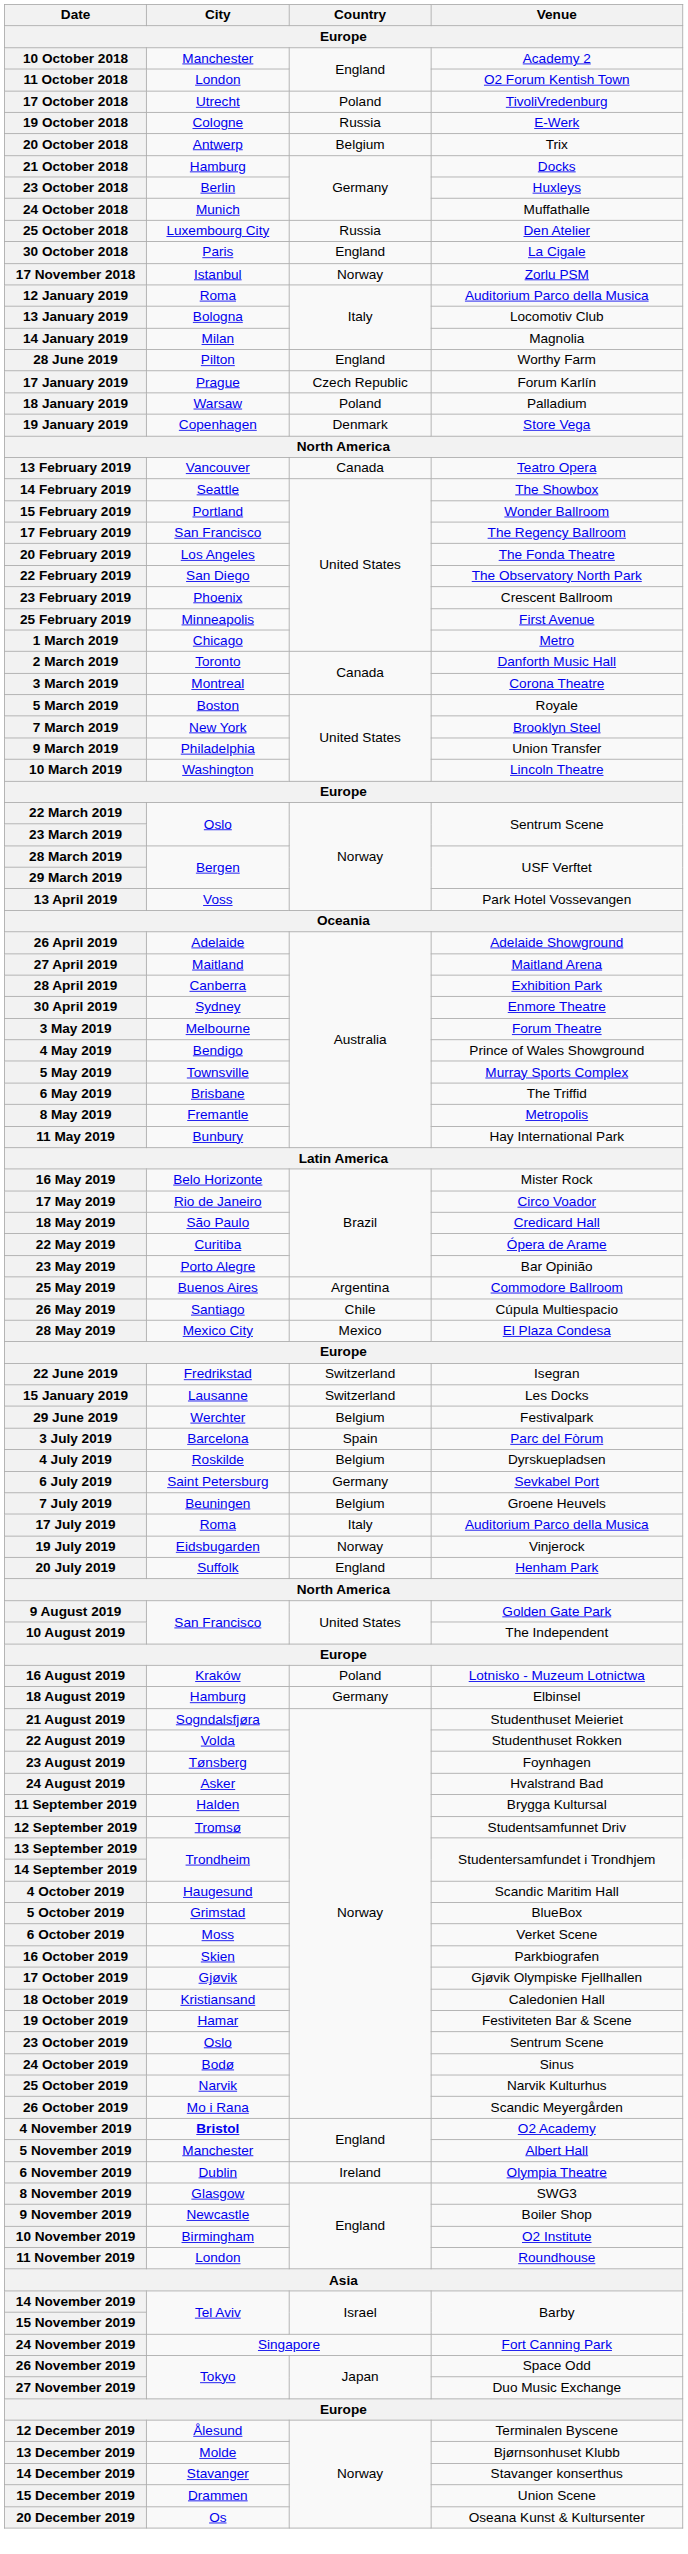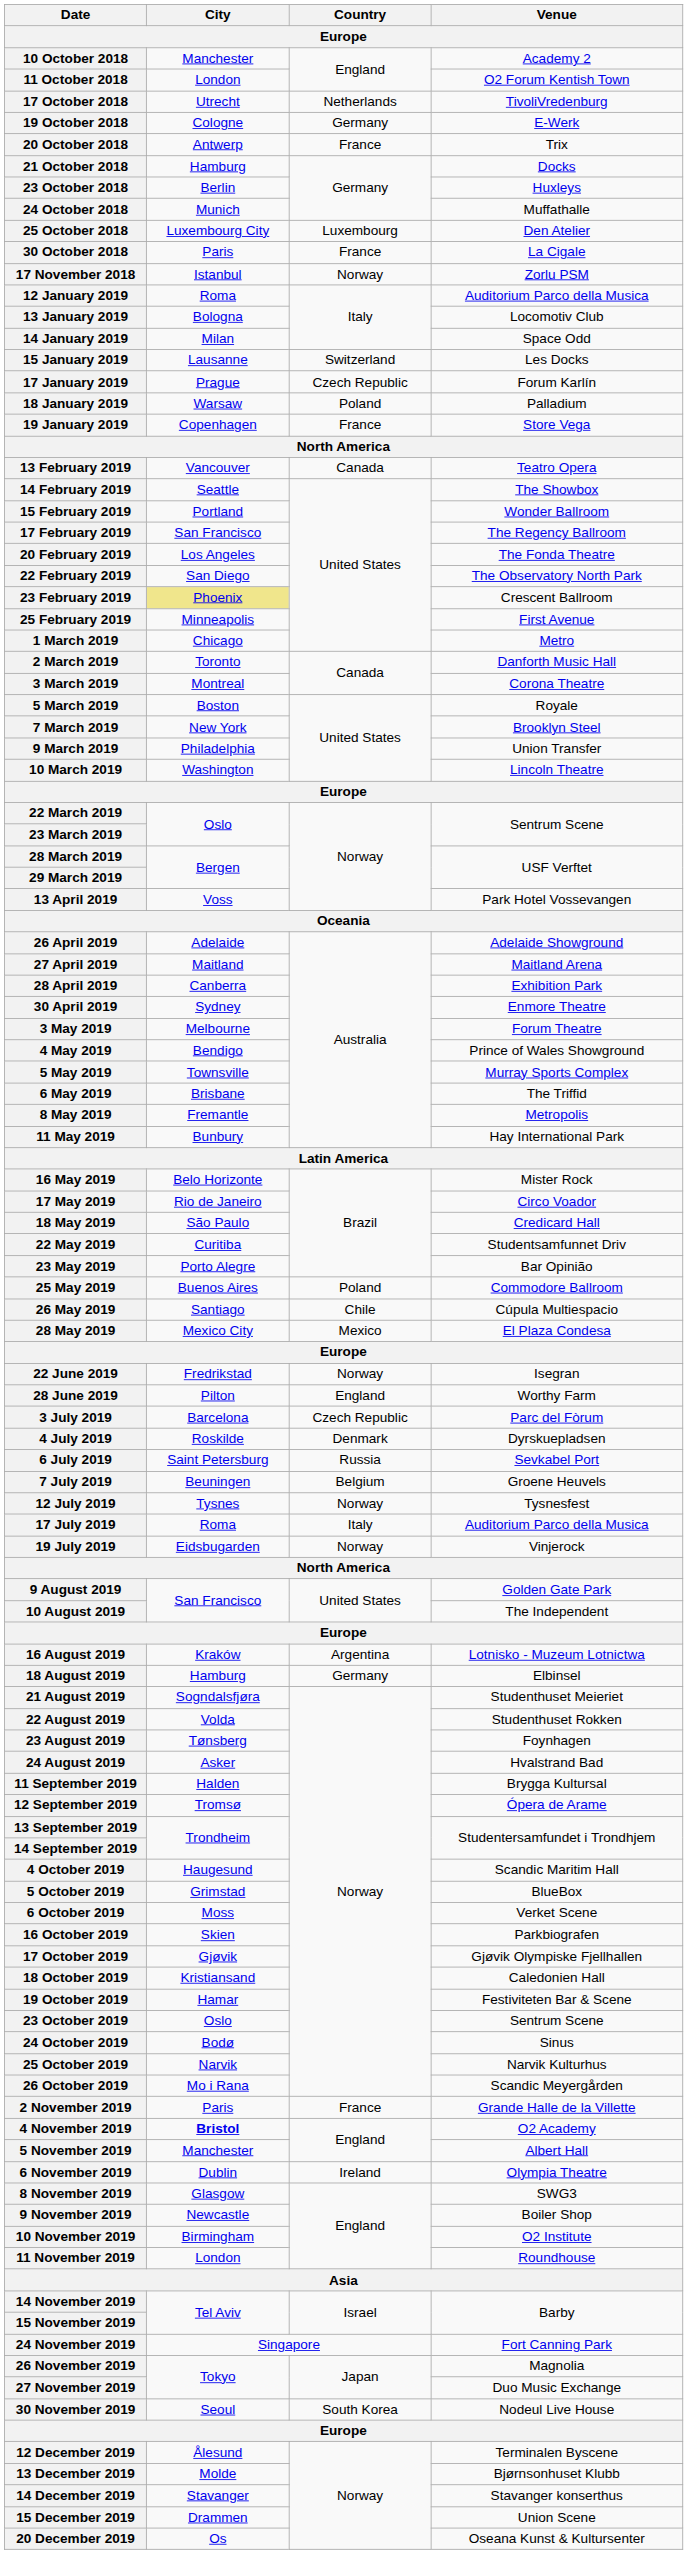(360, 101) Poland -> (360, 101) Netherlands
(360, 123) Russia -> (360, 123) Germany
(360, 144) Belgium -> (360, 144) France
(360, 230) Russia -> (360, 230) Luxembourg
(360, 252) England -> (360, 252) France
(557, 338) Magnolia -> (557, 338) Space Odd
rows swapped: (76, 1395) <-> (76, 360)
(360, 425) Denmark -> (360, 425) France
(218, 597) no background -> (218, 597) khaki background
(557, 1244) Ópera de Arame -> (557, 1244) Studentsamfunnet Driv
(360, 1287) Argentina -> (360, 1287) Poland
(360, 1374) Switzerland -> (360, 1374) Norway
- row: (76, 1417)
(360, 1438) Spain -> (360, 1417) Czech Republic
(360, 1460) Belgium -> (360, 1438) Denmark
(360, 1481) Germany -> (360, 1460) Russia
+ row: (76, 1503)
- row: (76, 1568)
(360, 1676) Poland -> (360, 1654) Argentina
(557, 1827) Studentsamfunnet Driv -> (557, 1805) Ópera de Arame
+ row: (76, 2107)
(557, 2366) Space Odd -> (557, 2366) Magnolia
+ row: (76, 2409)
